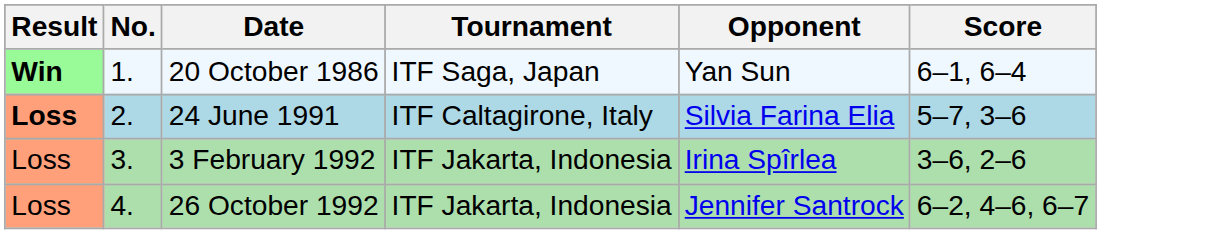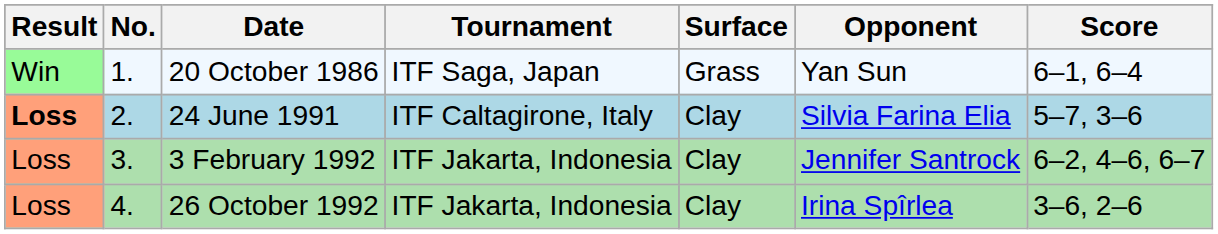+ column: (736, 26)
(37, 71) bold -> (36, 71) normal
(761, 160) Irina Spîrlea -> (911, 160) Jennifer Santrock
(972, 160) 3–6, 2–6 -> (1119, 160) 6–2, 4–6, 6–7
(794, 205) Jennifer Santrock -> (877, 205) Irina Spîrlea
(1003, 205) 6–2, 4–6, 6–7 -> (1088, 205) 3–6, 2–6
